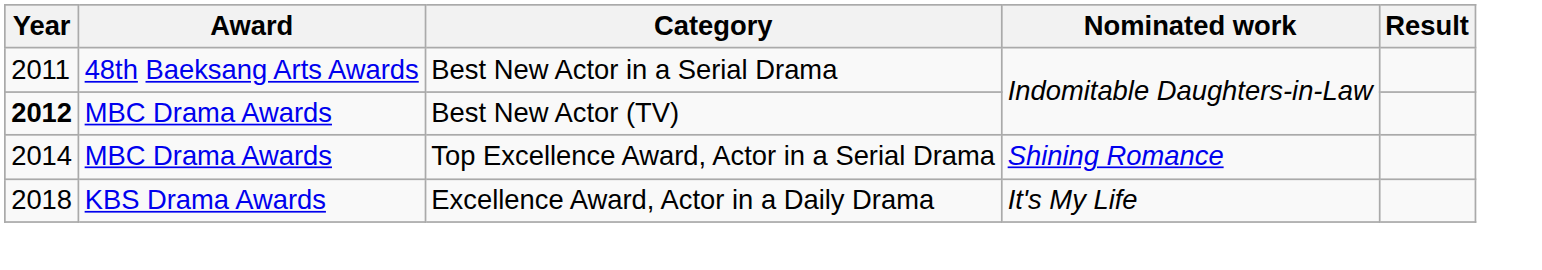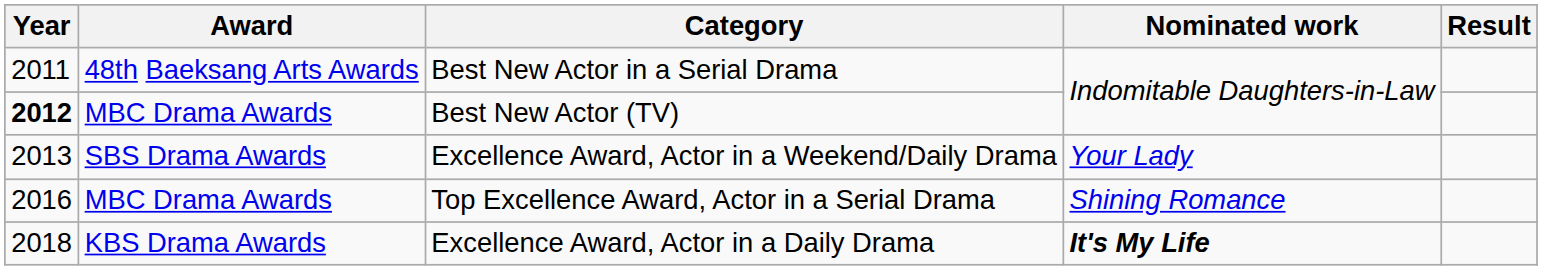+ row: (744, 156)
(42, 156) 2014 -> (42, 199) 2016
(1073, 199) normal -> (1140, 243) bold
